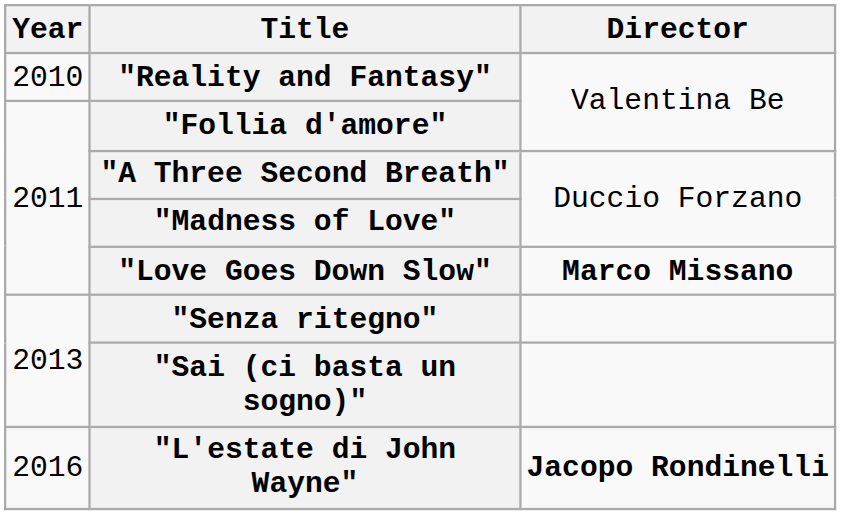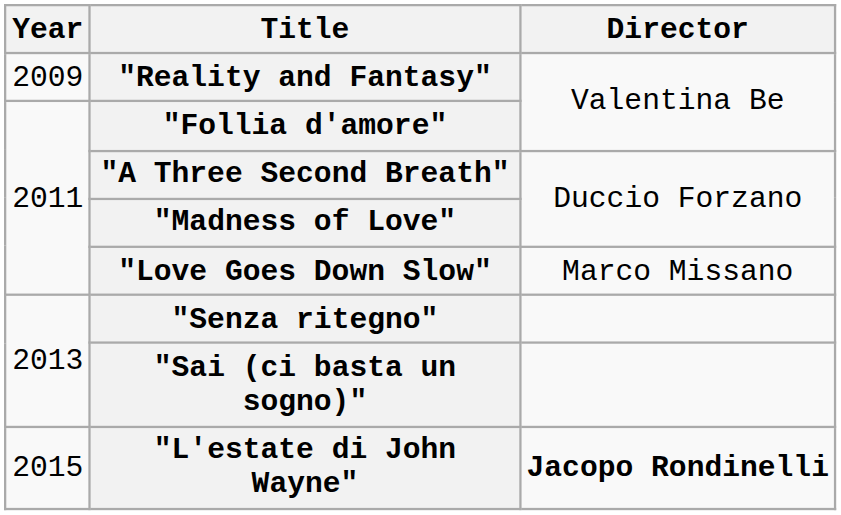(48, 78) 2010 -> (48, 78) 2009
(678, 271) bold -> (678, 271) normal
(48, 467) 2016 -> (48, 467) 2015
